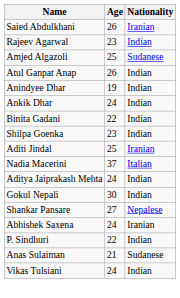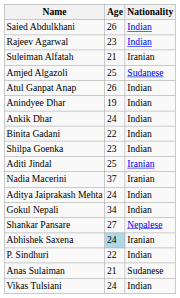(141, 27) Iranian -> (140, 27) Indian
+ row: (40, 57)
(140, 164) Italian -> (141, 179) Iranian
(112, 194) 30 -> (112, 210) 34
(112, 225) no background -> (112, 240) lightblue background
